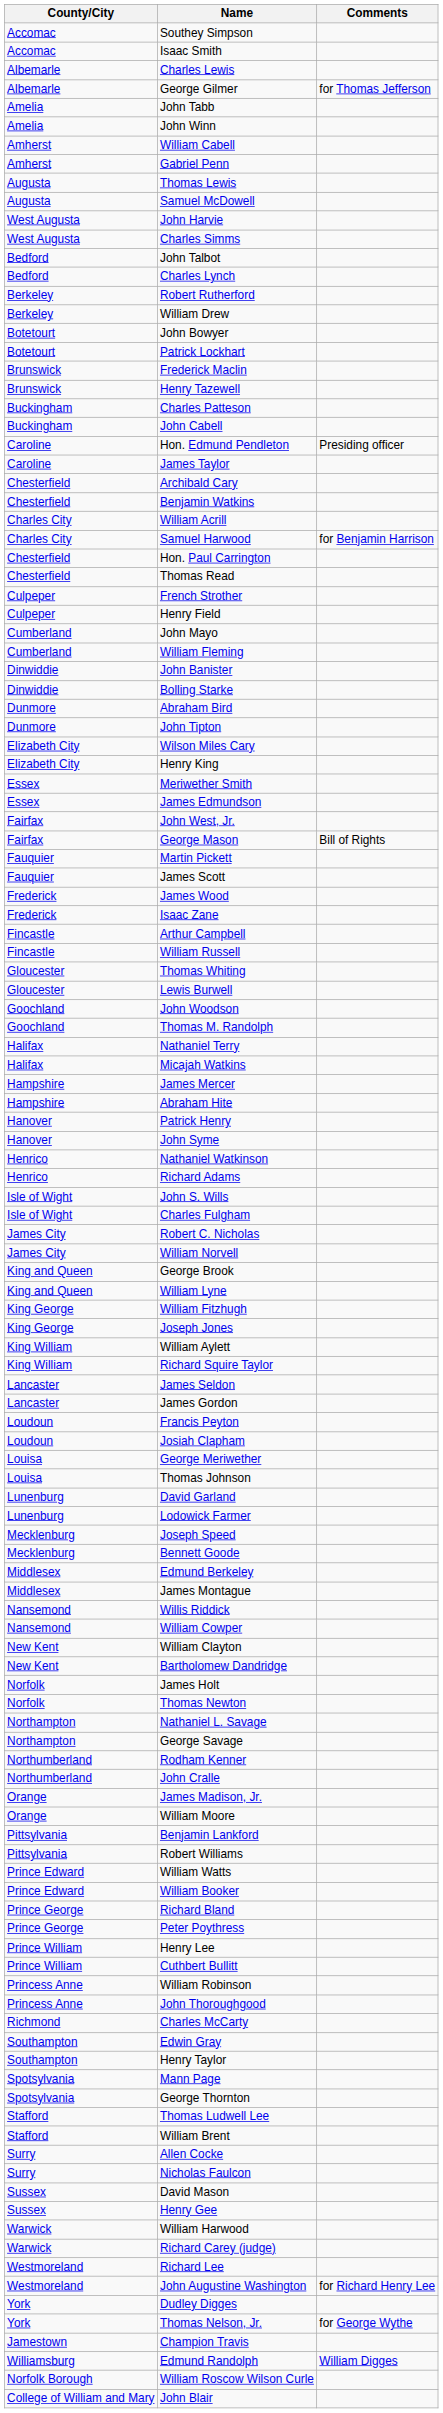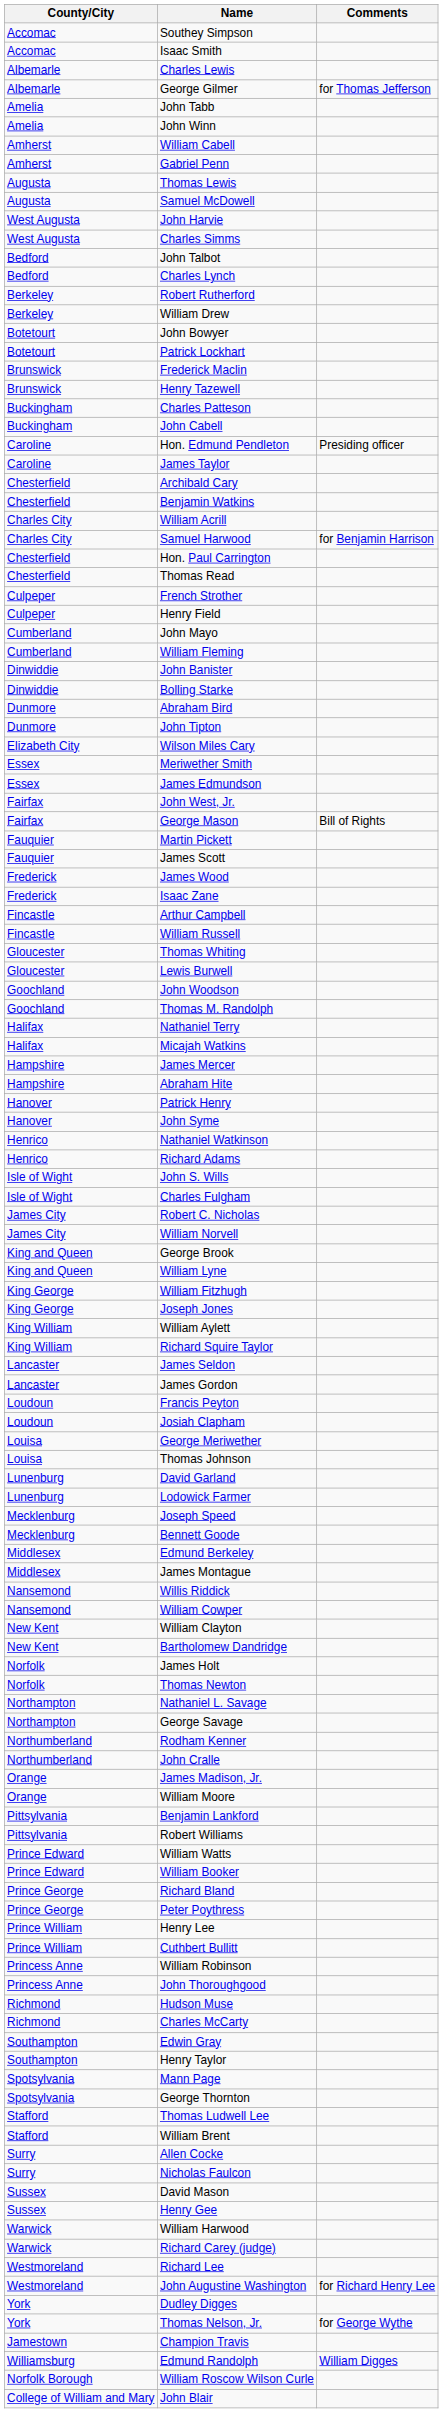- row: (189, 764)
+ row: (196, 2004)
